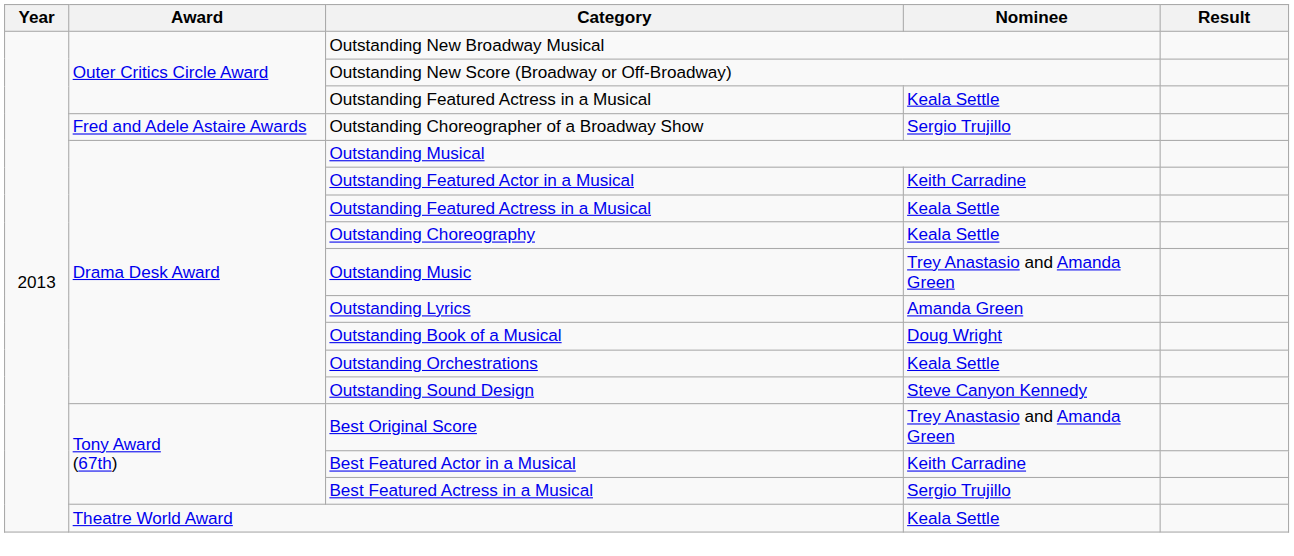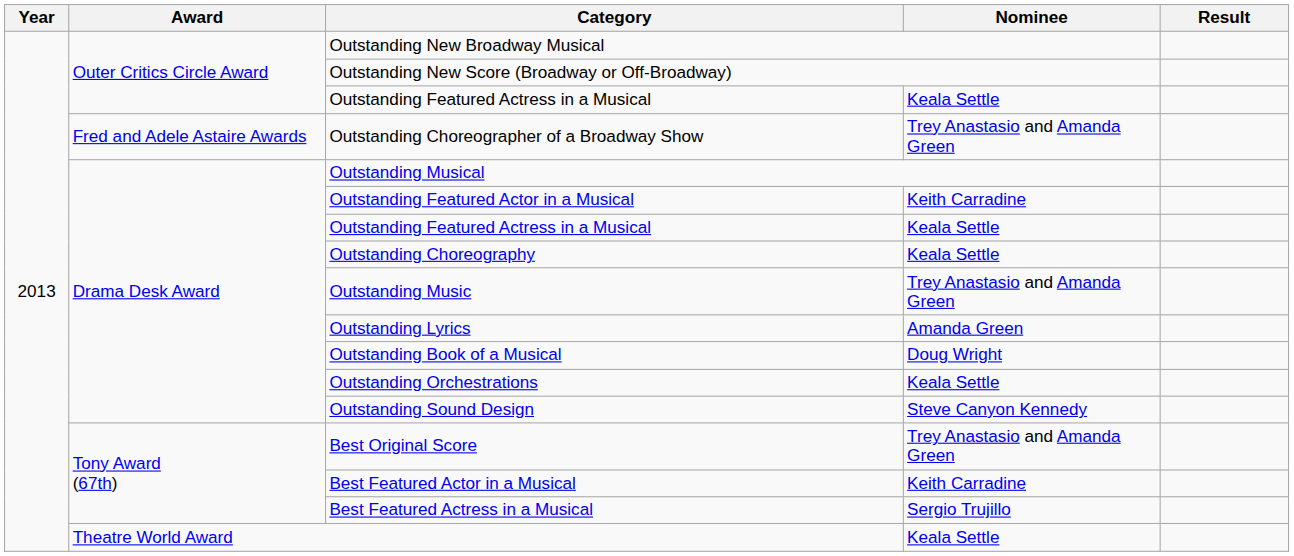(959, 126) Sergio Trujillo -> (1014, 136) Trey Anastasio and Amanda Green
